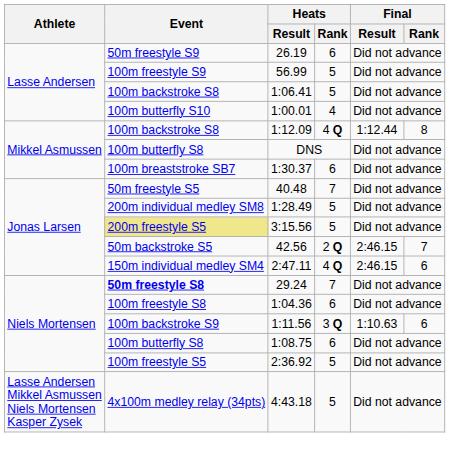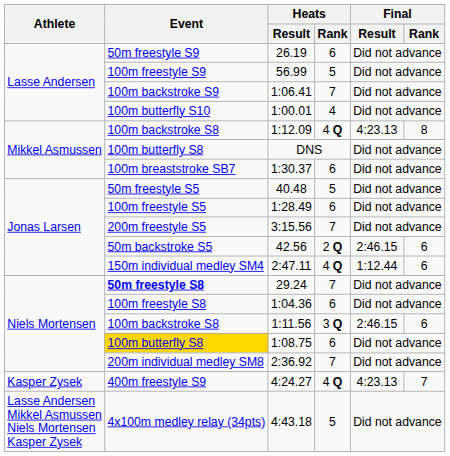(163, 92) 100m backstroke S8 -> (163, 92) 100m backstroke S9
(333, 92) 5 -> (333, 92) 7
(377, 131) 1:12.44 -> (377, 131) 4:23.13
(333, 189) 7 -> (333, 189) 5
(186, 208) 200m individual medley SM8 -> (157, 208) 100m freestyle S5
(333, 208) 5 -> (333, 208) 6
(157, 227) khaki background -> (157, 227) no background
(333, 227) 5 -> (333, 227) 7
(424, 247) 7 -> (424, 247) 6
(377, 266) 2:46.15 -> (377, 266) 1:12.44
(163, 324) 100m backstroke S9 -> (163, 324) 100m backstroke S8
(377, 324) 1:10.63 -> (377, 324) 2:46.15
(155, 343) no background -> (155, 343) gold background
(157, 363) 100m freestyle S5 -> (186, 363) 200m individual medley SM8
(333, 363) 5 -> (333, 363) 7
+ row: (291, 382)
